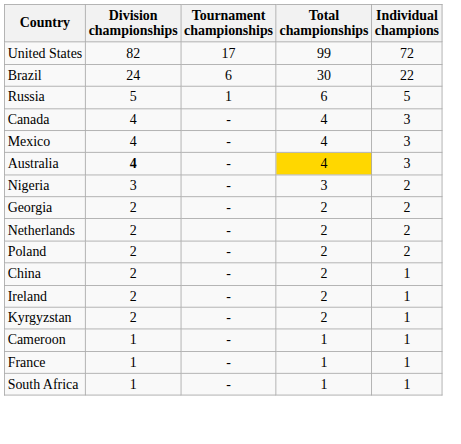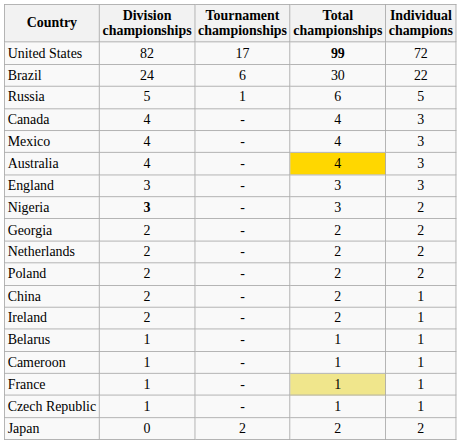(324, 53) normal -> (338, 53) bold
(133, 163) bold -> (147, 163) normal
+ row: (31, 185)
(133, 185) normal -> (147, 207) bold
- row: (40, 318)
+ row: (29, 340)
(324, 362) no background -> (338, 384) khaki background
+ row: (52, 406)
- row: (43, 384)
+ row: (23, 428)
